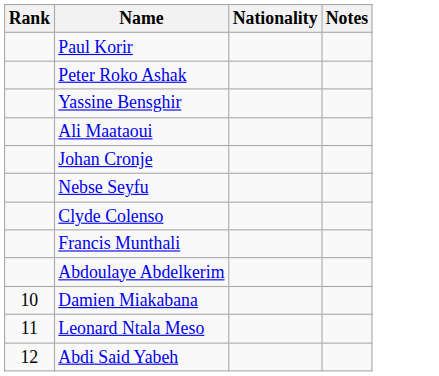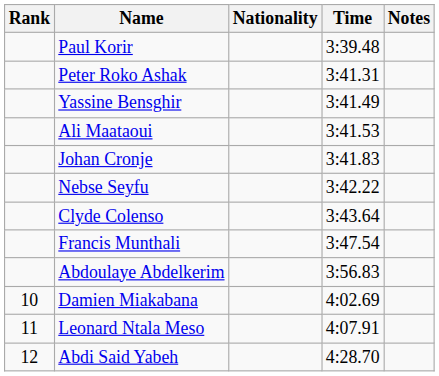+ column: (353, 18)
